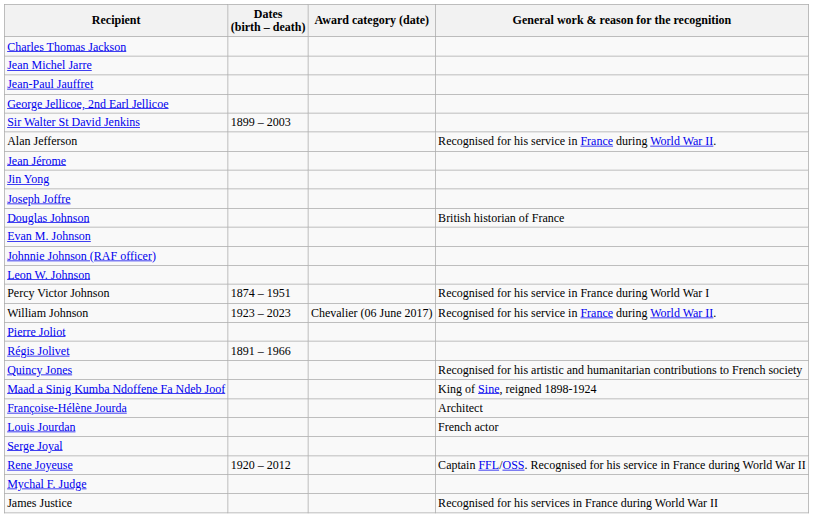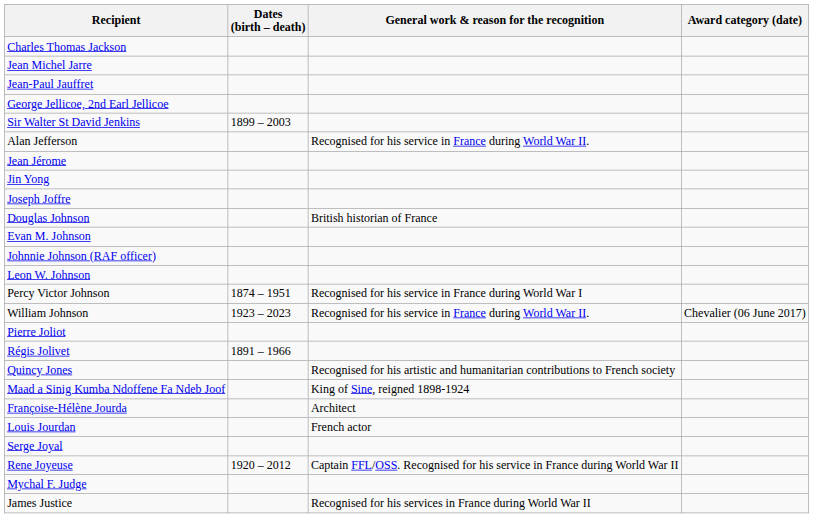columns swapped: (622, 20) <-> (372, 20)
